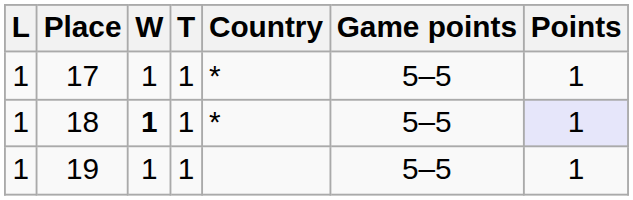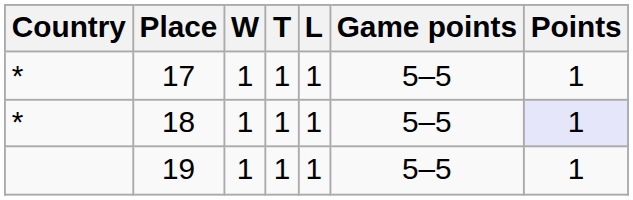columns swapped: (266, 28) <-> (21, 28)
(149, 122) bold -> (245, 122) normal
